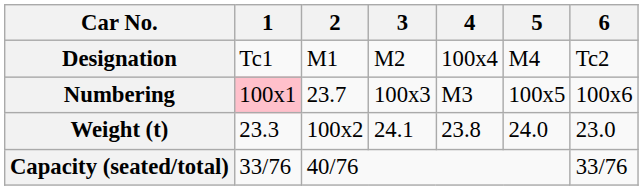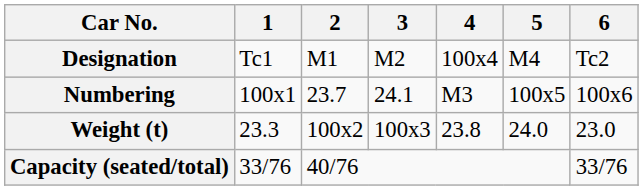(268, 94) pink background -> (268, 94) no background
(402, 94) 100x3 -> (394, 94) 24.1
(394, 130) 24.1 -> (402, 130) 100x3
